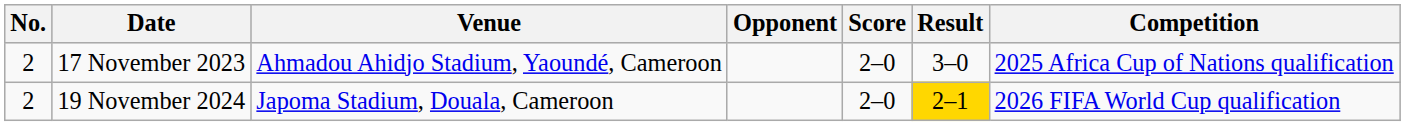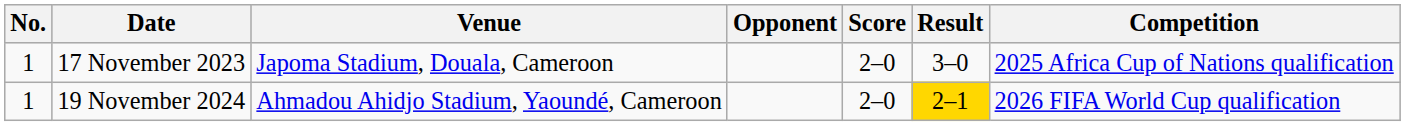(28, 62) 2 -> (28, 62) 1
(489, 62) Ahmadou Ahidjo Stadium, Yaoundé, Cameroon -> (435, 62) Japoma Stadium, Douala, Cameroon
(28, 100) 2 -> (28, 100) 1
(435, 100) Japoma Stadium, Douala, Cameroon -> (489, 100) Ahmadou Ahidjo Stadium, Yaoundé, Cameroon
